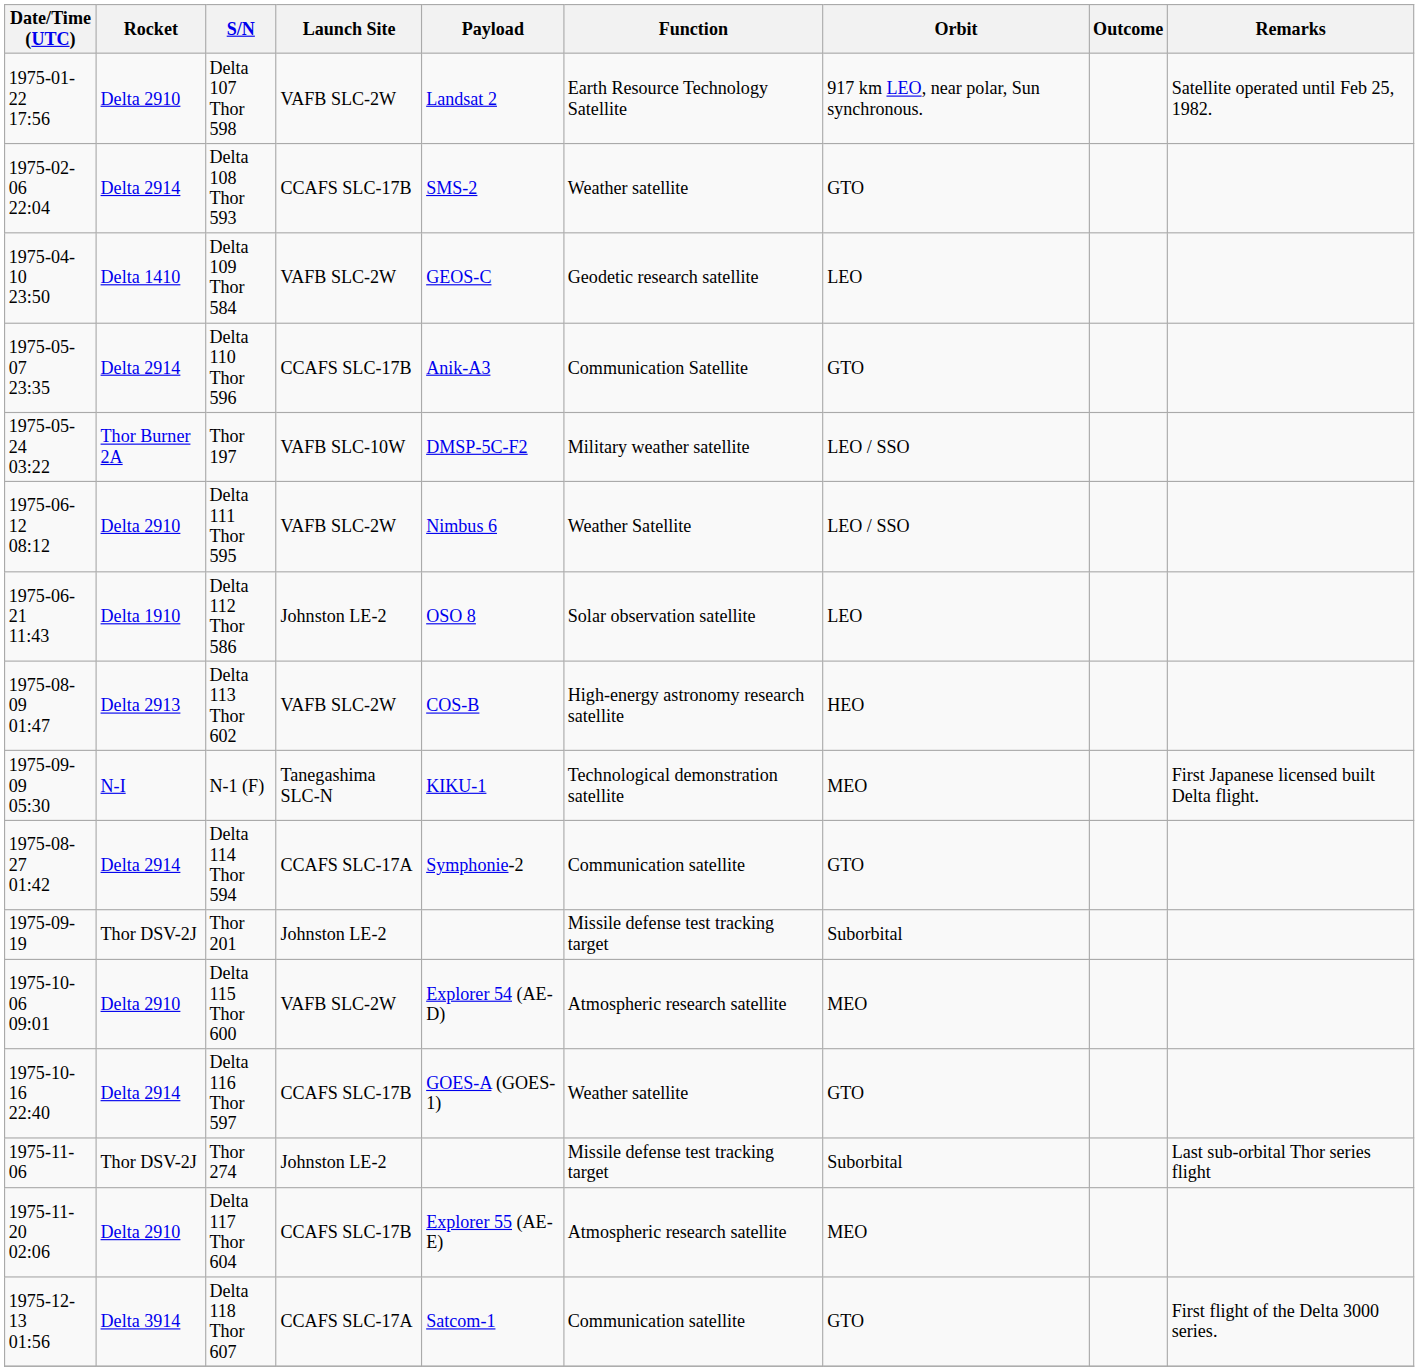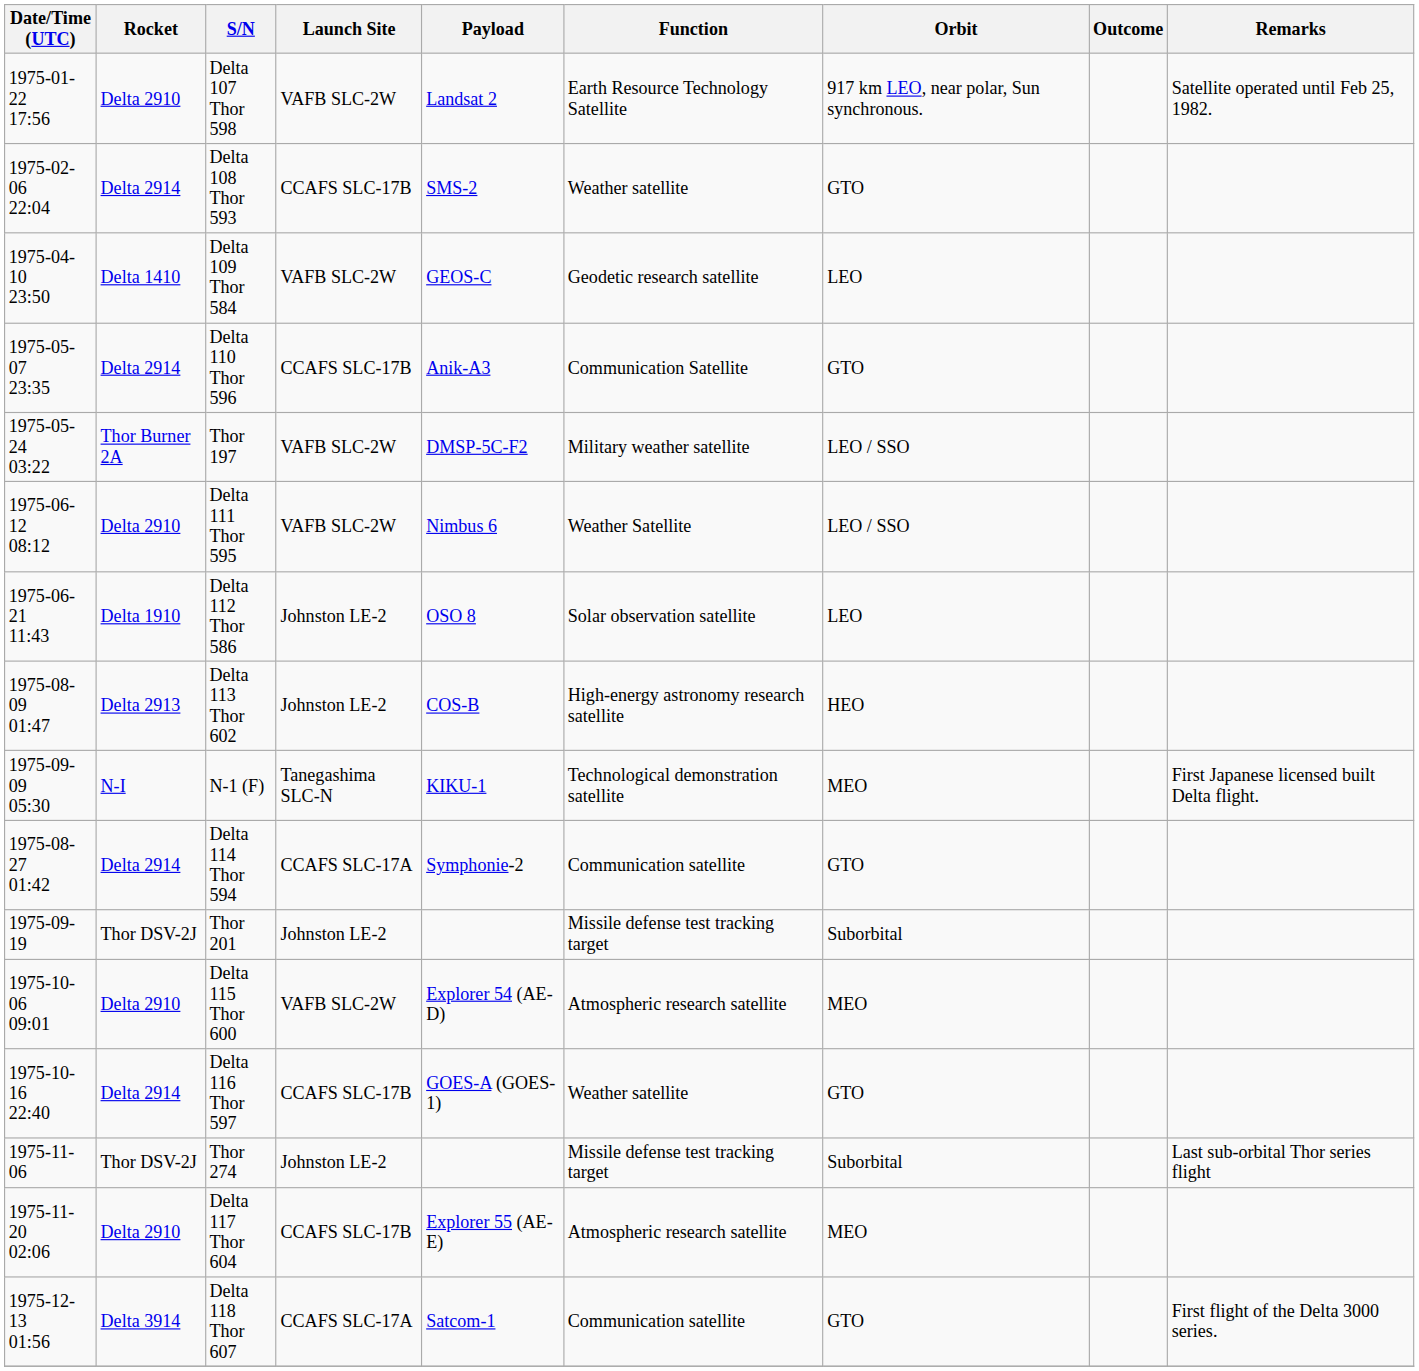(343, 446) VAFB SLC-10W -> (338, 446) VAFB SLC-2W
(338, 705) VAFB SLC-2W -> (333, 705) Johnston LE-2
